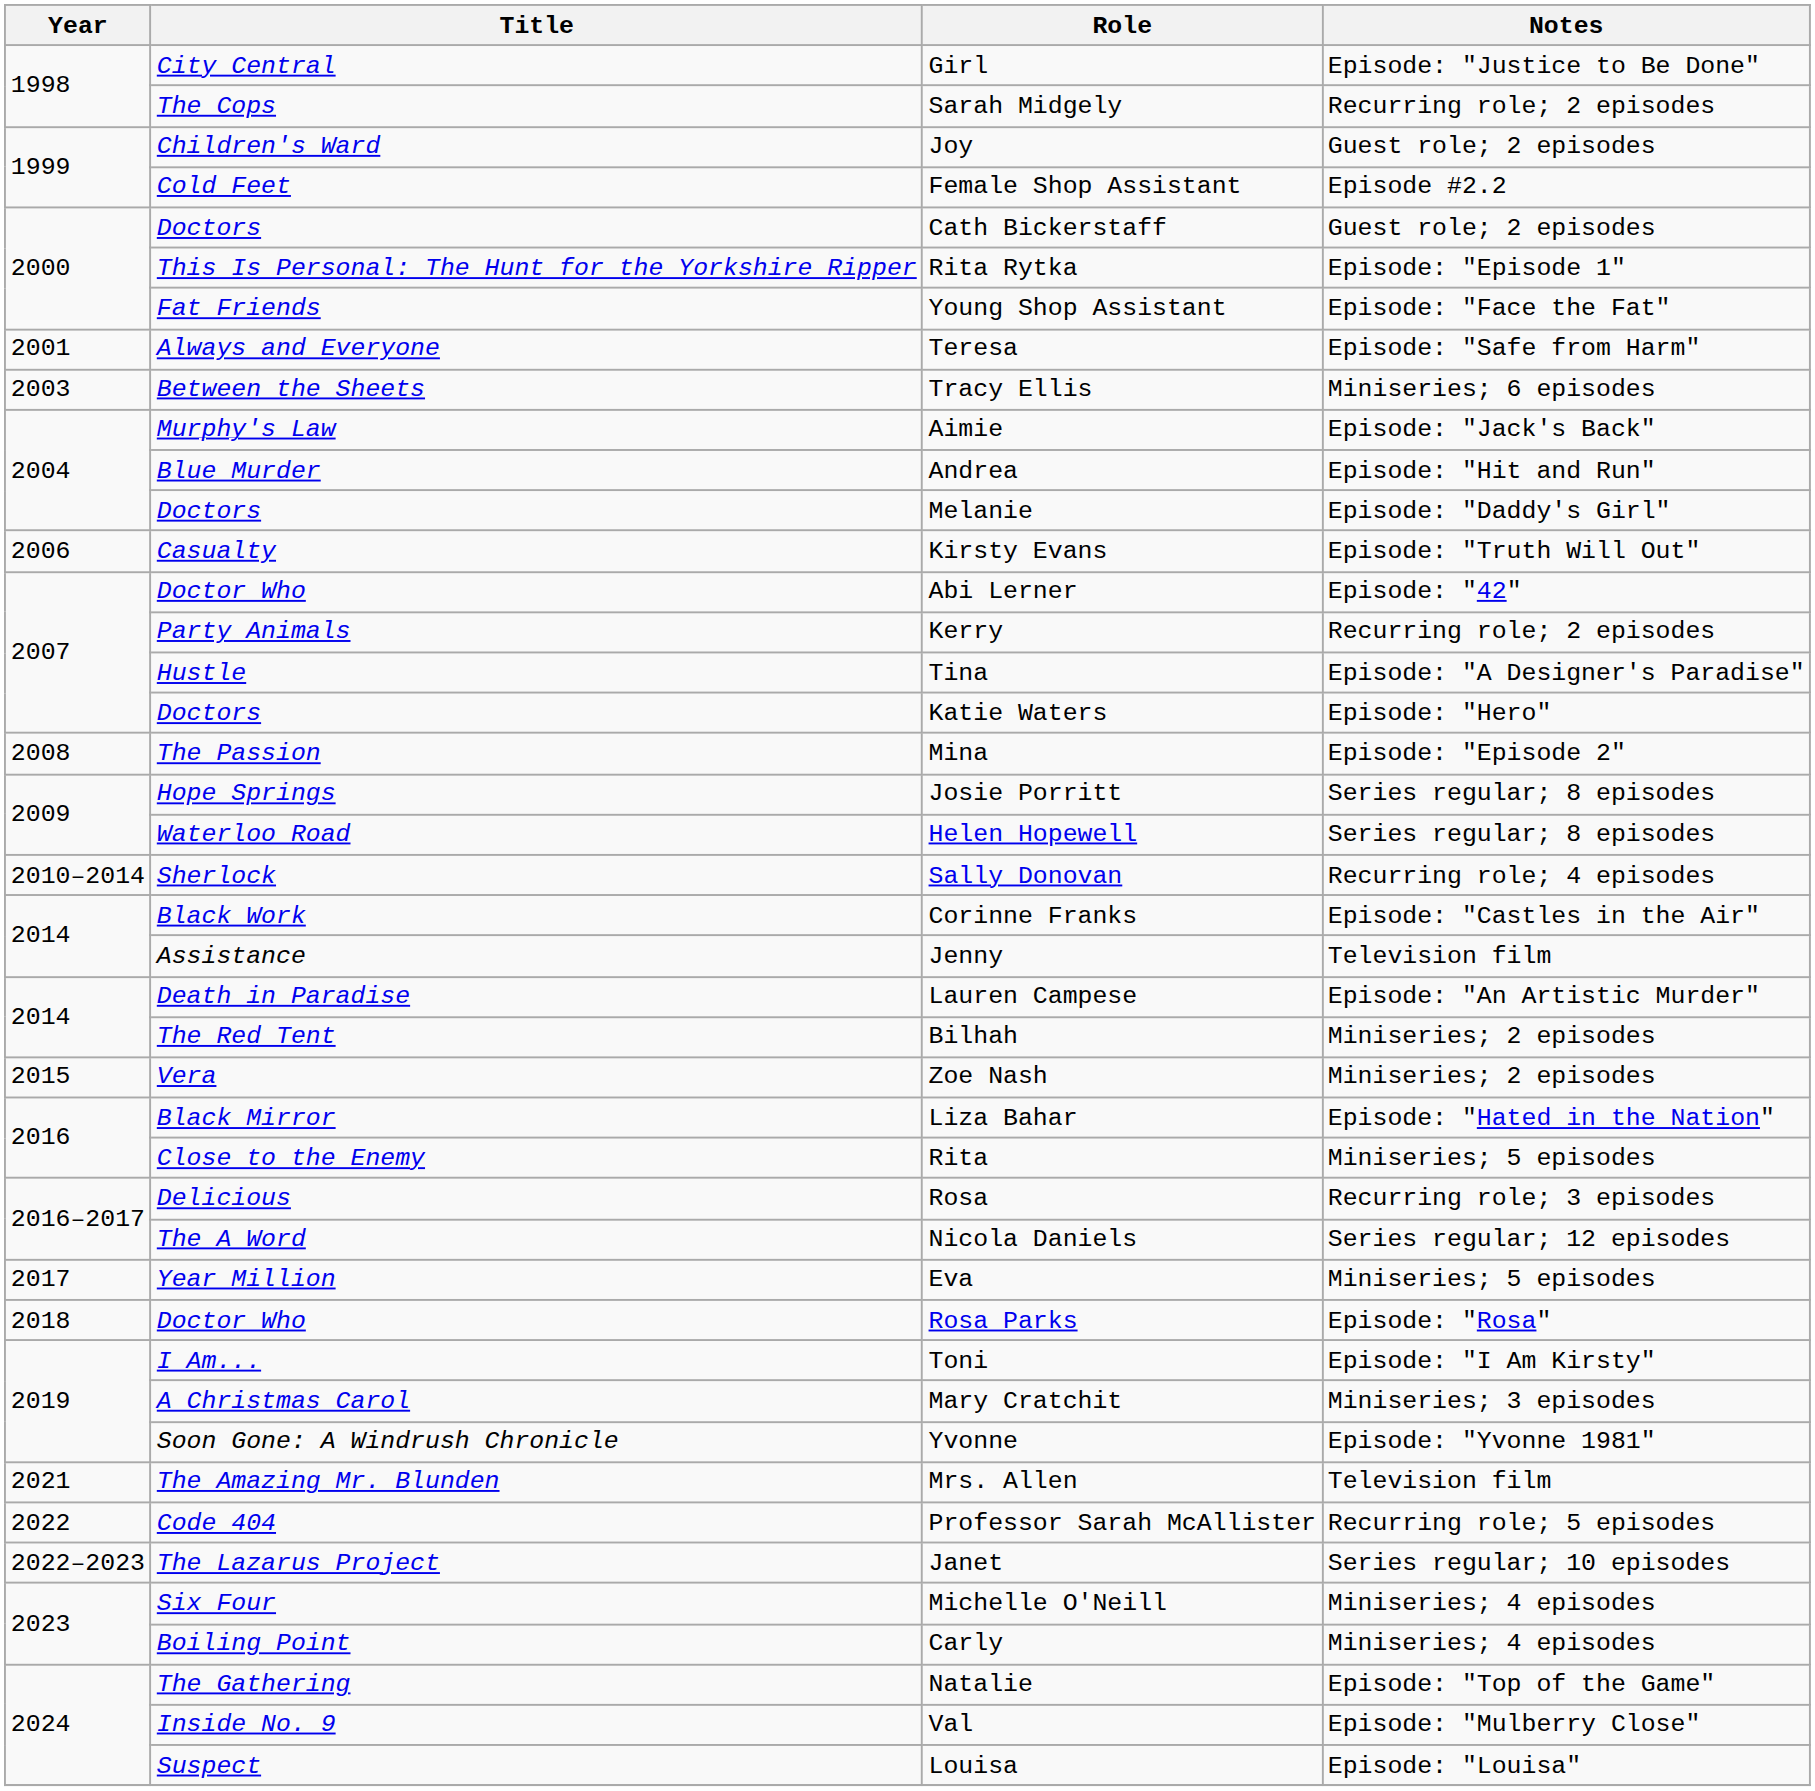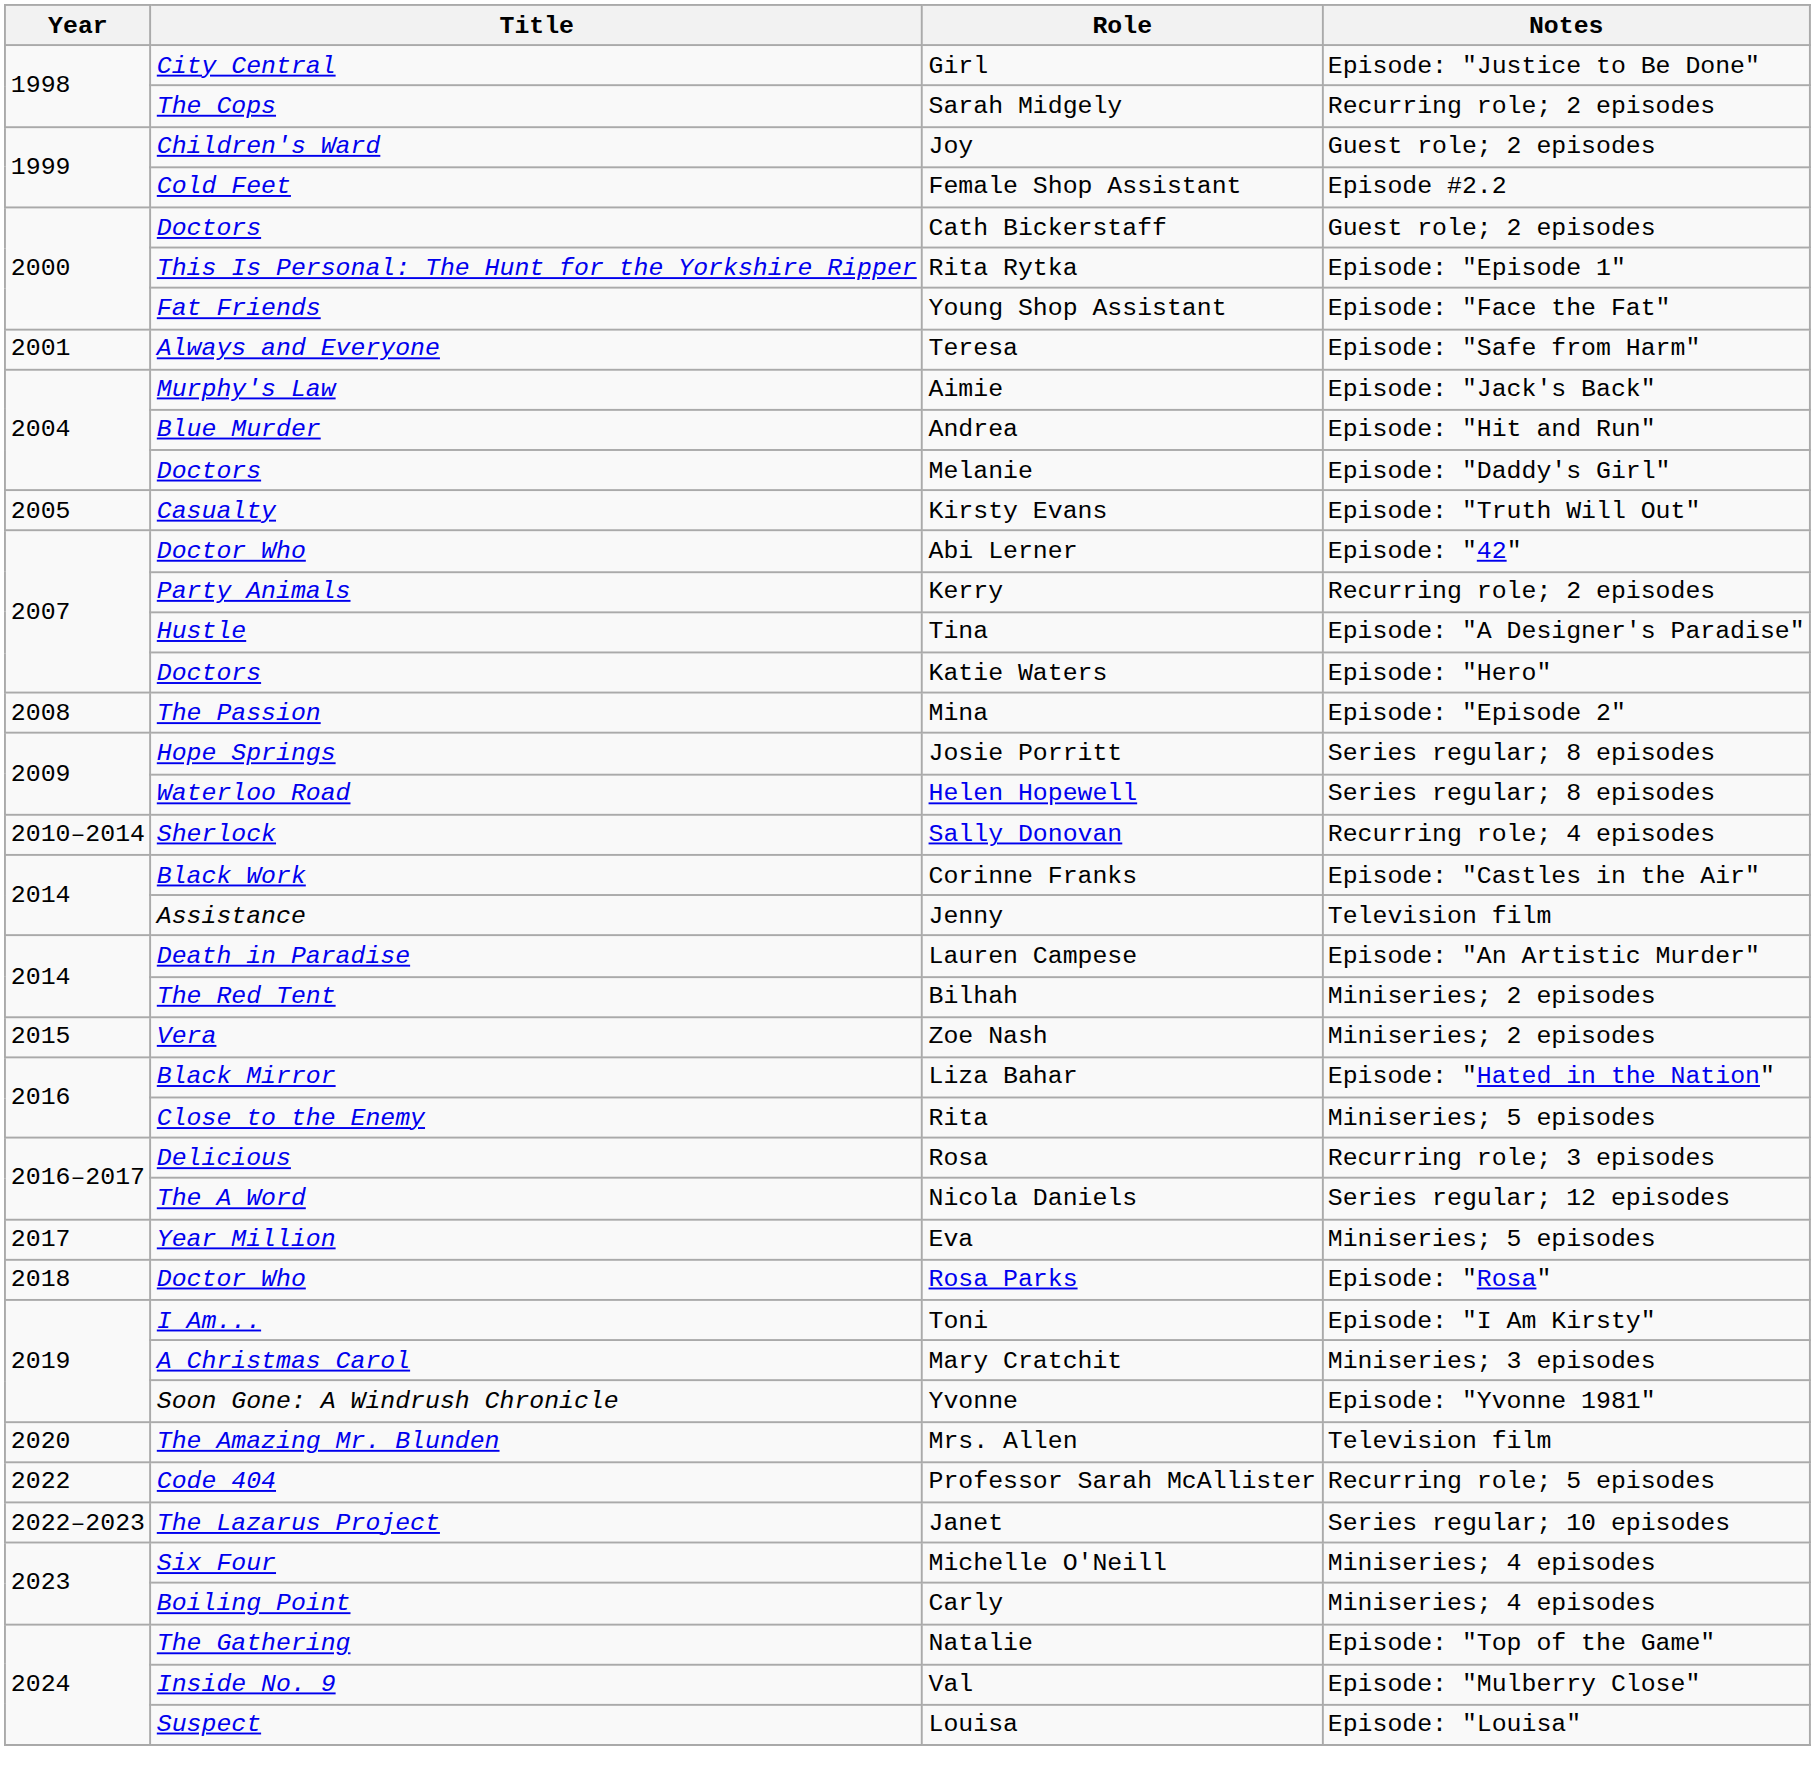- row: (1011, 389)
(41, 551) 2006 -> (41, 511) 2005
(41, 1482) 2021 -> (41, 1442) 2020
